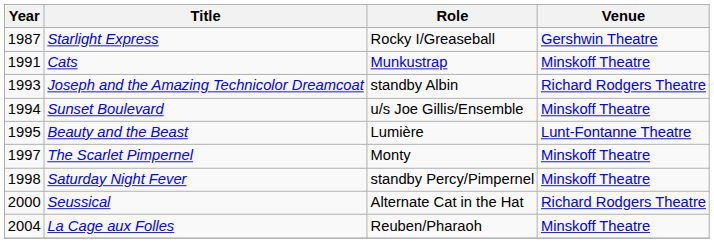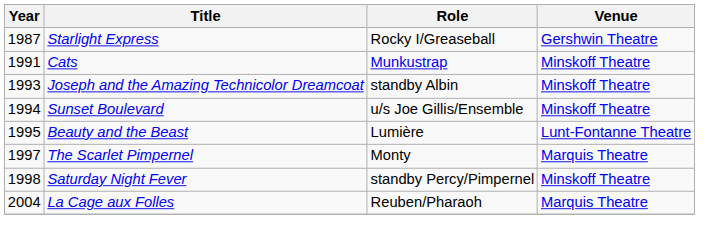(623, 86) Richard Rodgers Theatre -> (596, 86) Minskoff Theatre
(596, 156) Minskoff Theatre -> (594, 156) Marquis Theatre
- row: (79, 202)
(596, 226) Minskoff Theatre -> (594, 202) Marquis Theatre
